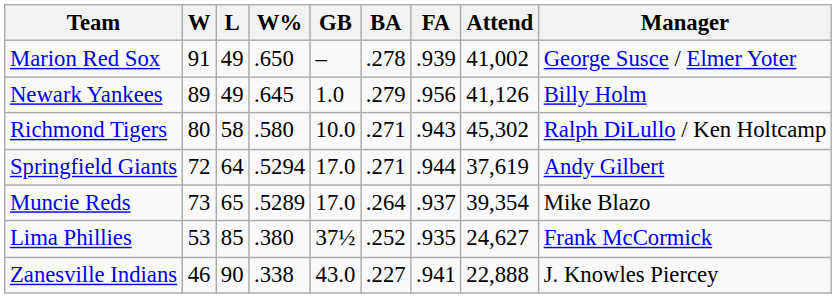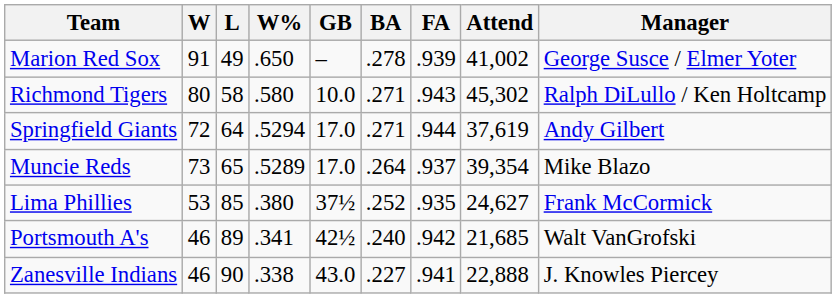- row: (86, 94)
+ row: (79, 238)
